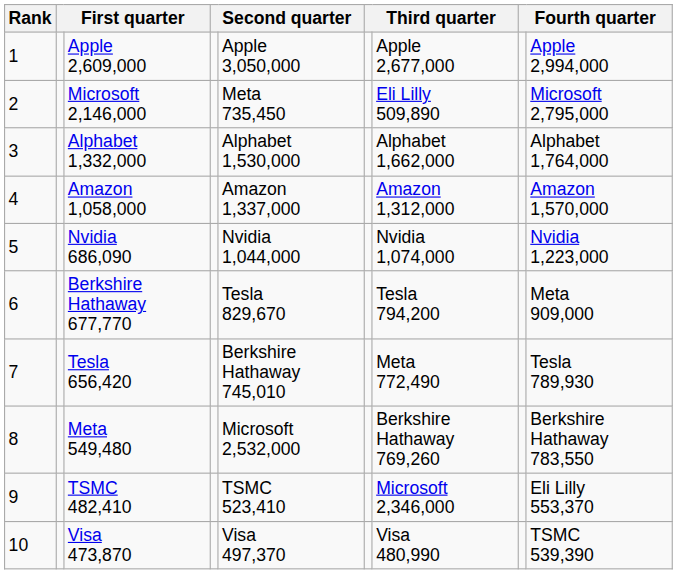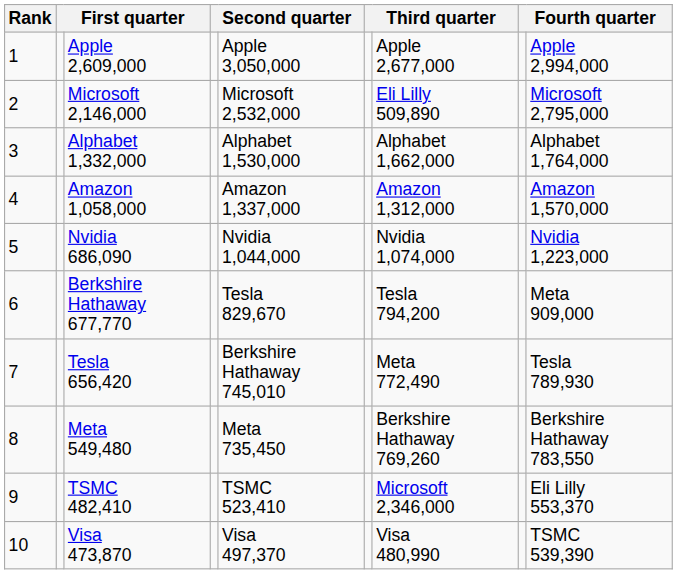(254, 103) Meta 735,450 -> (261, 103) Microsoft 2,532,000
(261, 439) Microsoft 2,532,000 -> (254, 439) Meta 735,450
